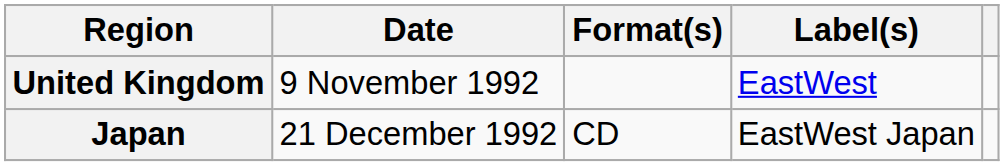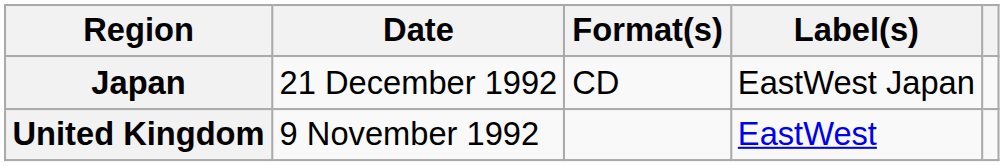rows swapped: (139, 82) <-> (139, 133)
